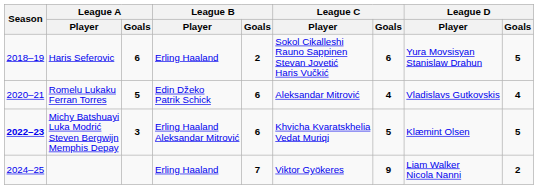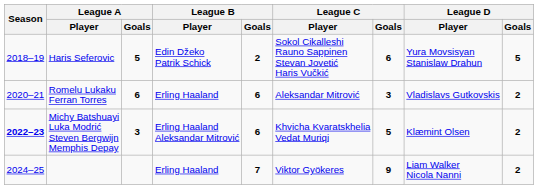(137, 57) 6 -> (137, 57) 5
(187, 57) Erling Haaland -> (183, 57) Edin Džeko Patrik Schick
(137, 95) 5 -> (137, 95) 6
(183, 95) Edin Džeko Patrik Schick -> (187, 95) Erling Haaland
(388, 95) 4 -> (388, 95) 3
(518, 95) 4 -> (518, 95) 2
(518, 132) 5 -> (518, 132) 2
